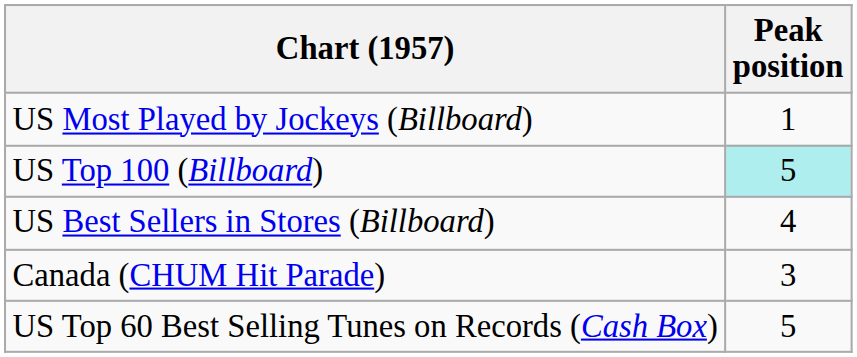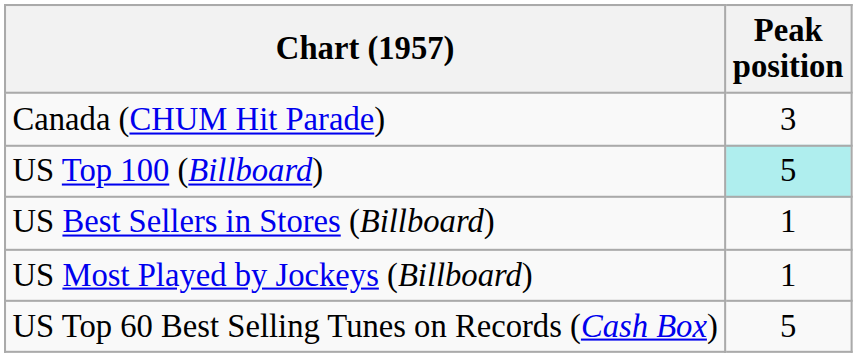rows swapped: (199, 274) <-> (273, 118)
(788, 222) 4 -> (788, 222) 1
